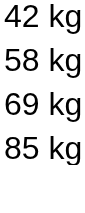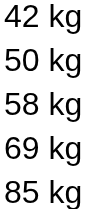+ row: (43, 60)
